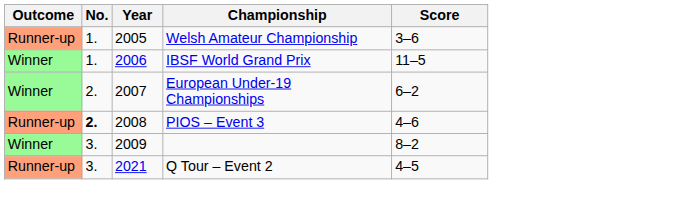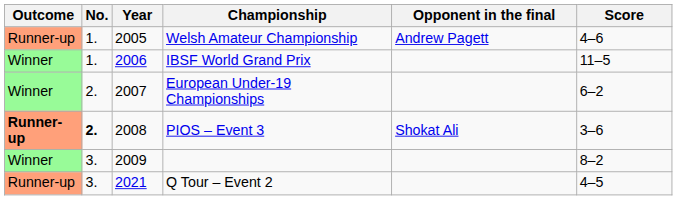+ column: (484, 15)
(407, 38) 3–6 -> (592, 38) 4–6
(41, 122) normal -> (35, 130) bold
(407, 122) 4–6 -> (592, 130) 3–6
